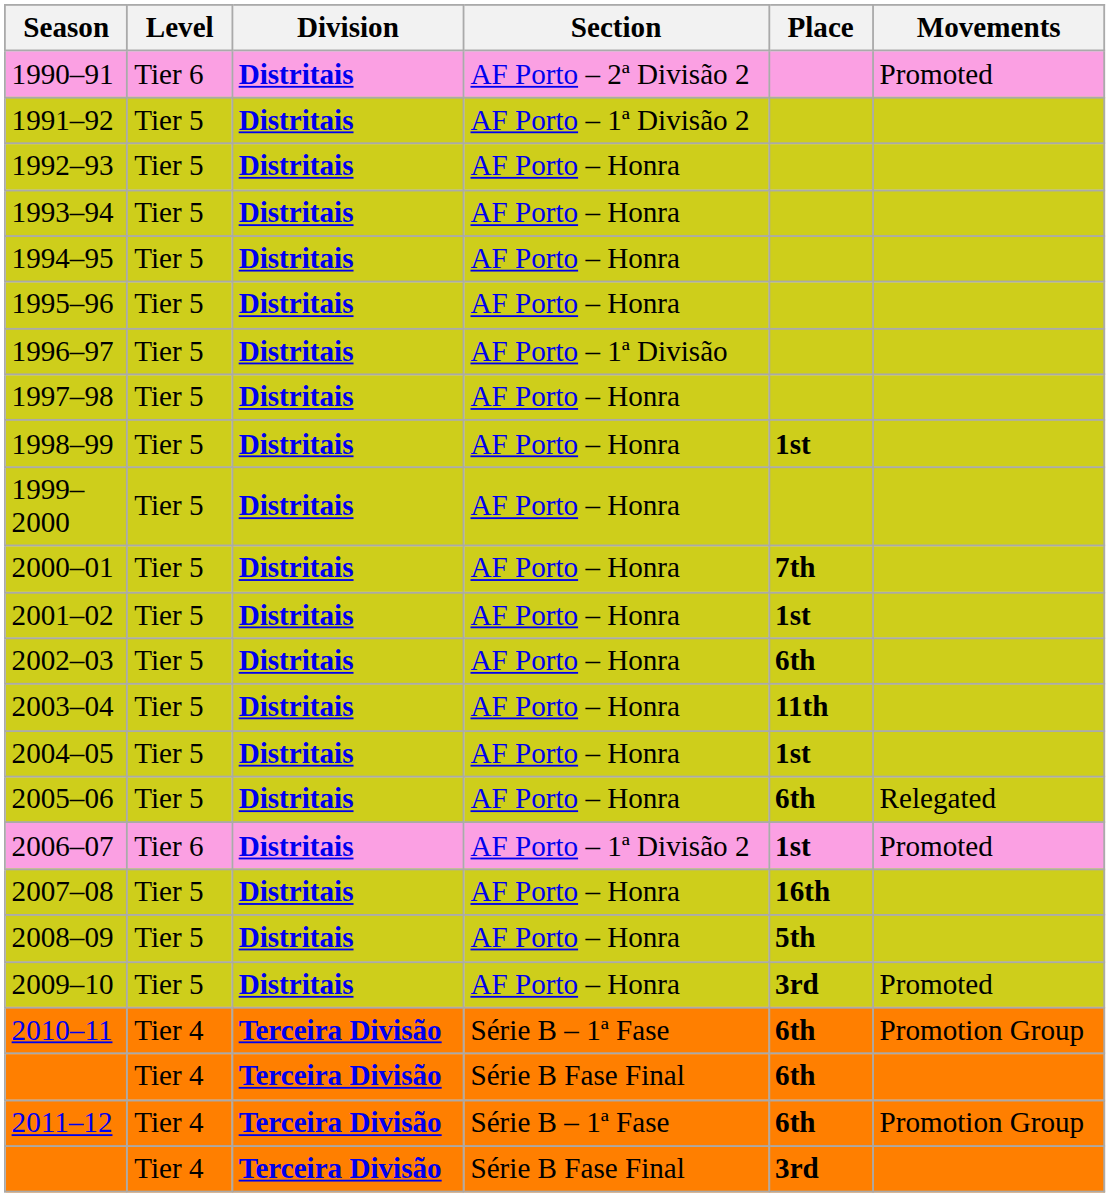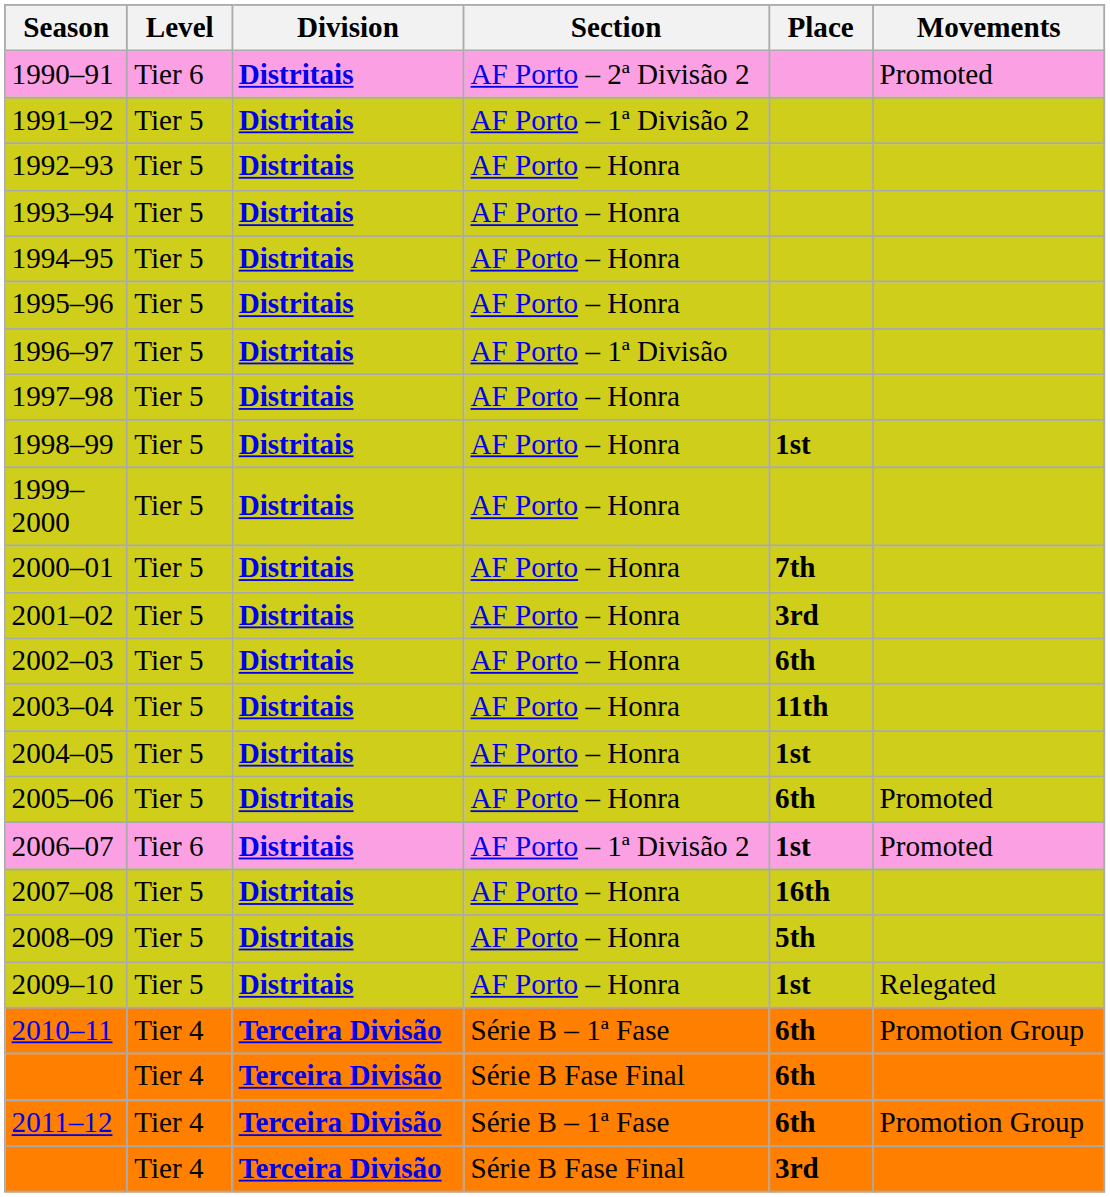(793, 614) 1st -> (797, 614) 3rd
(938, 799) Relegated -> (936, 799) Promoted
(797, 984) 3rd -> (793, 984) 1st
(936, 984) Promoted -> (938, 984) Relegated
